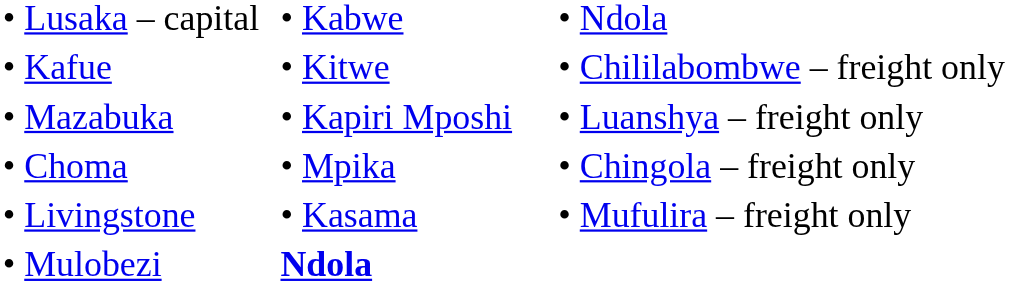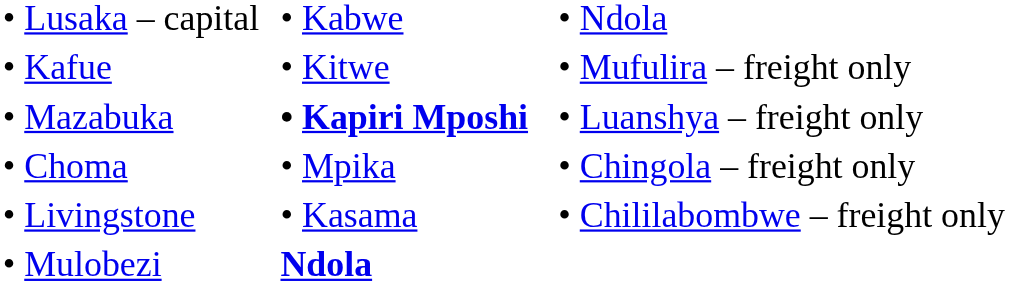(782, 67) • Chililabombwe – freight only -> (735, 67) • Mufulira – freight only
(396, 116) normal -> (404, 116) bold
(735, 215) • Mufulira – freight only -> (782, 215) • Chililabombwe – freight only
